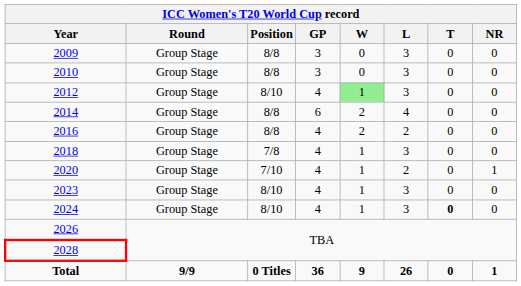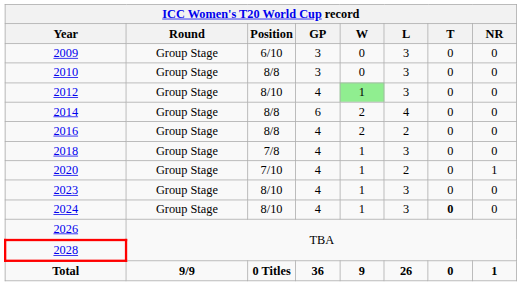(272, 53) 8/8 -> (272, 53) 6/10
